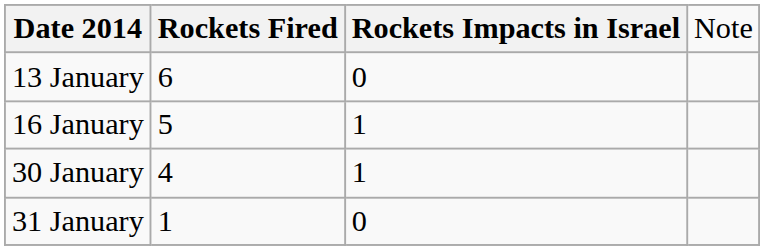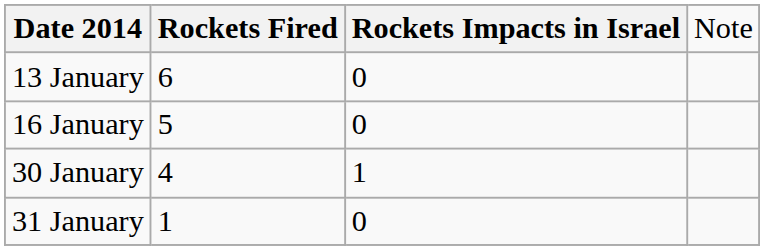(359, 124) 1 -> (359, 124) 0
